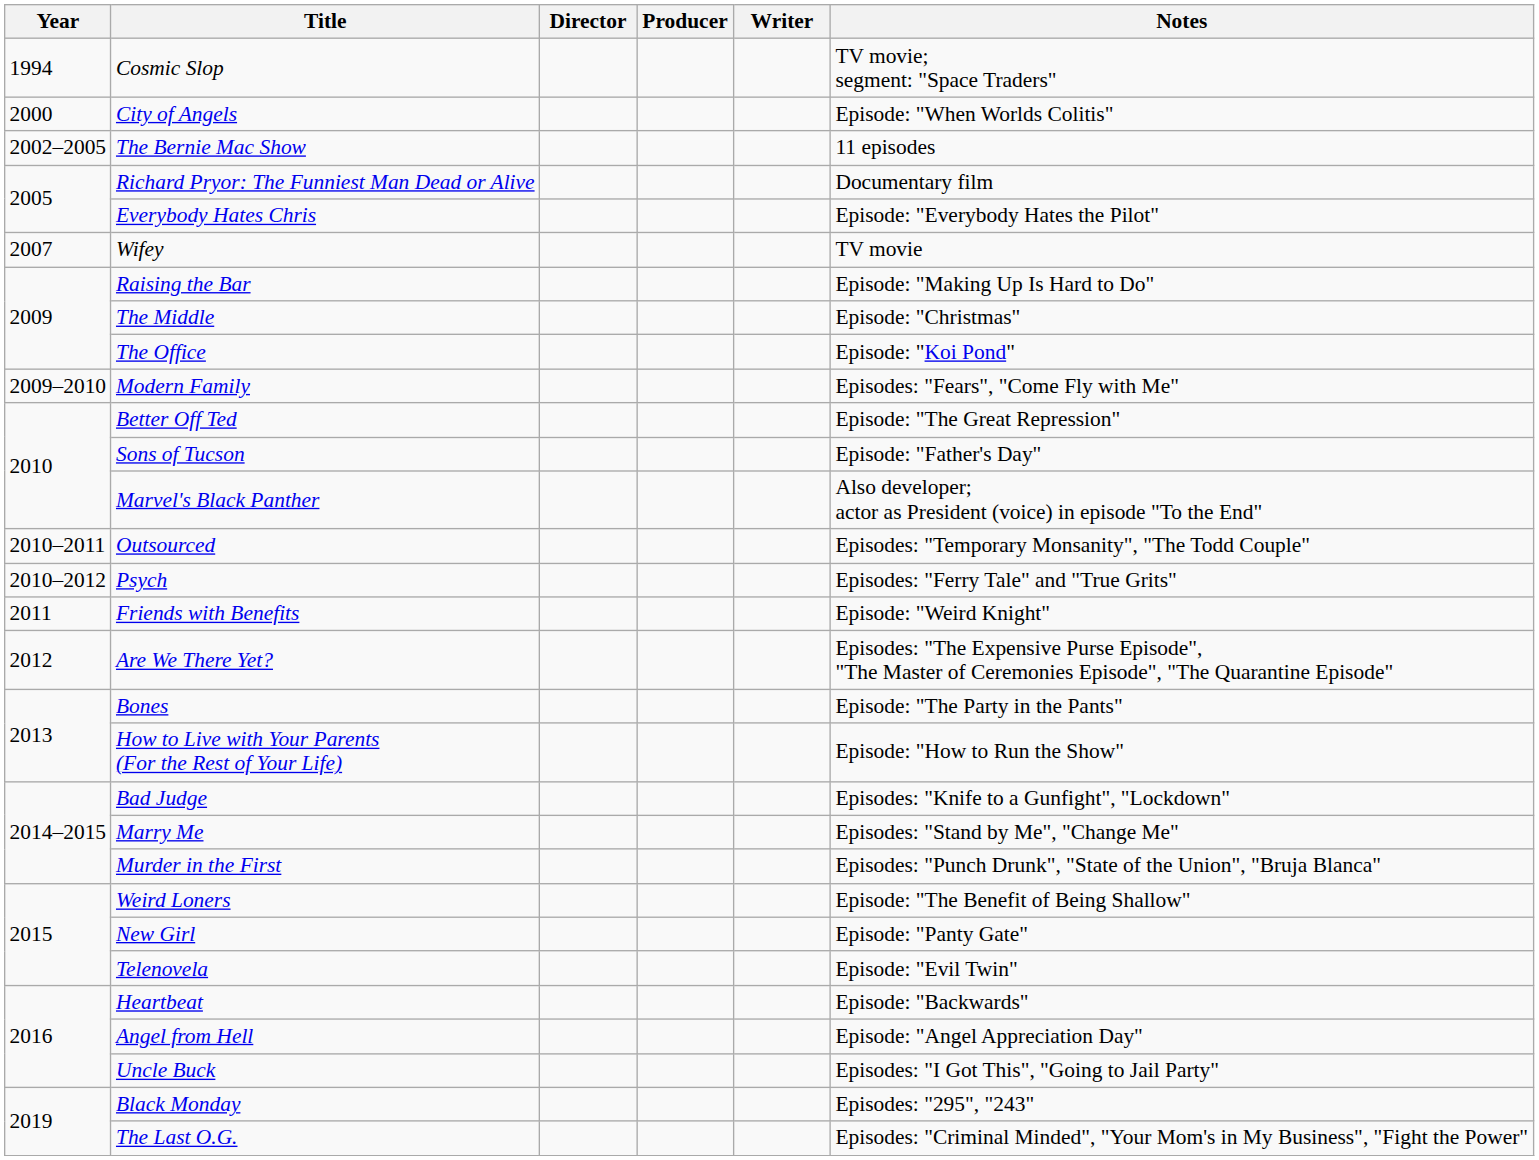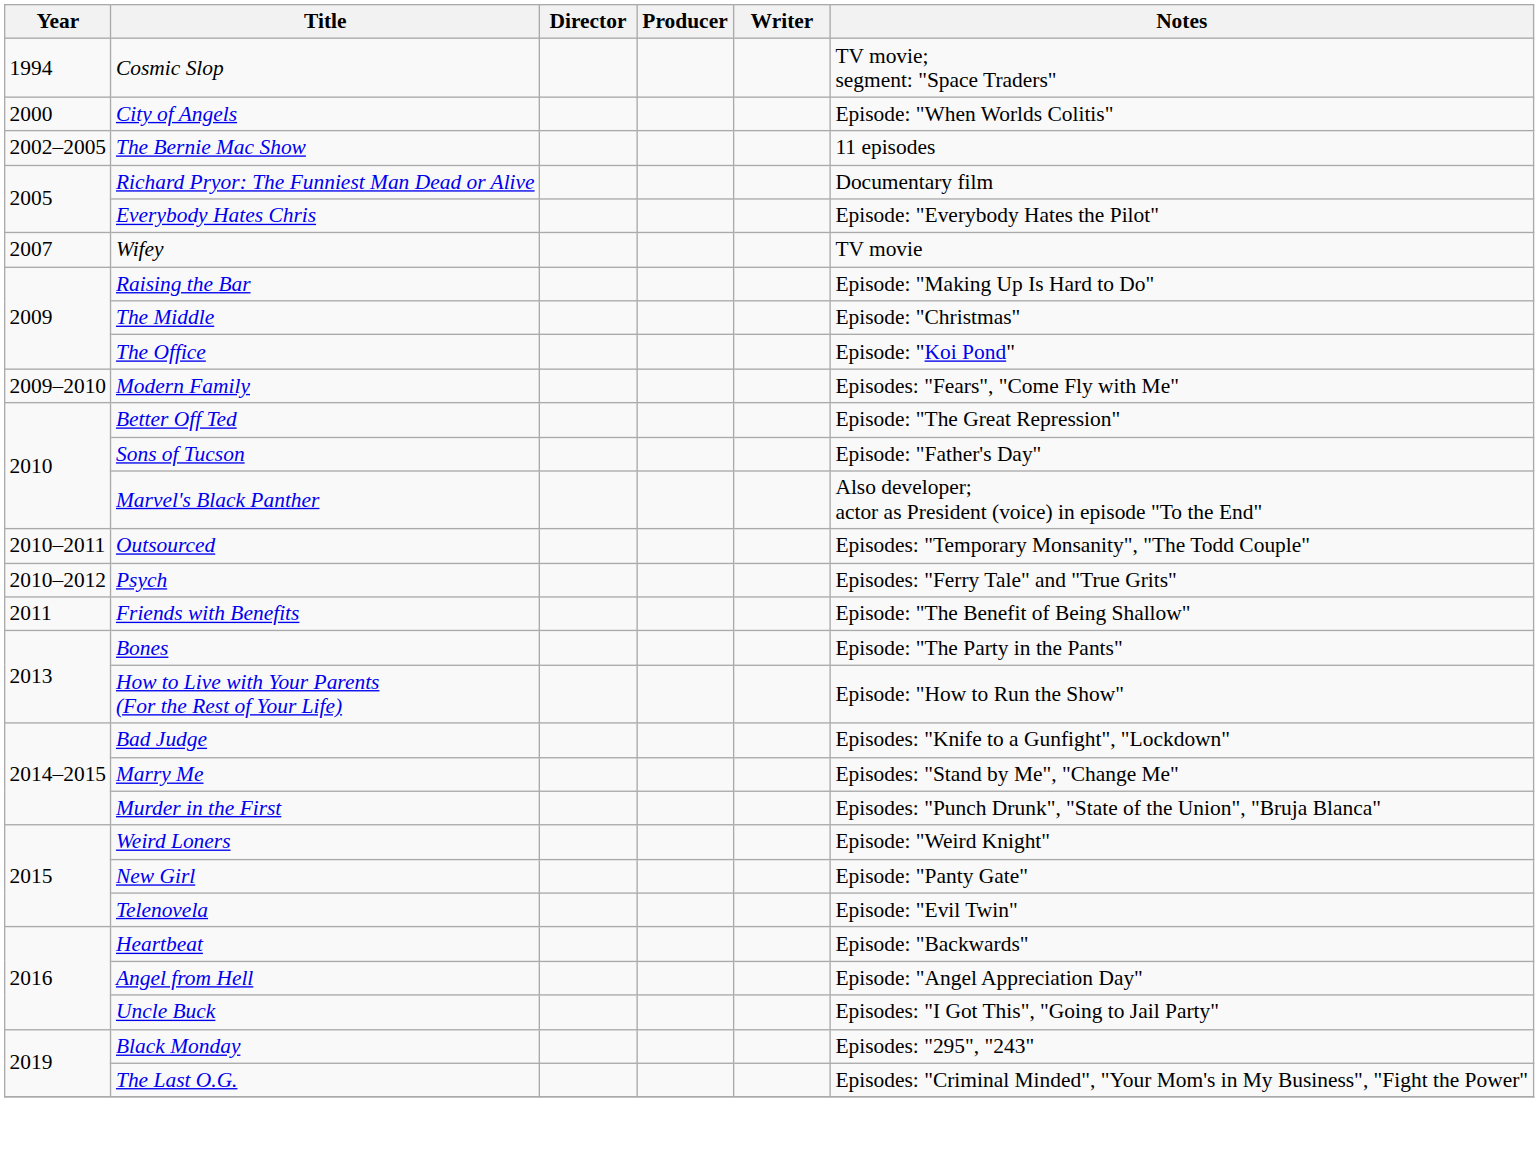(943, 613) Episode: "Weird Knight" -> (1013, 613) Episode: "The Benefit of Being Shallow"
- row: (194, 659)
(1013, 900) Episode: "The Benefit of Being Shallow" -> (943, 841) Episode: "Weird Knight"
